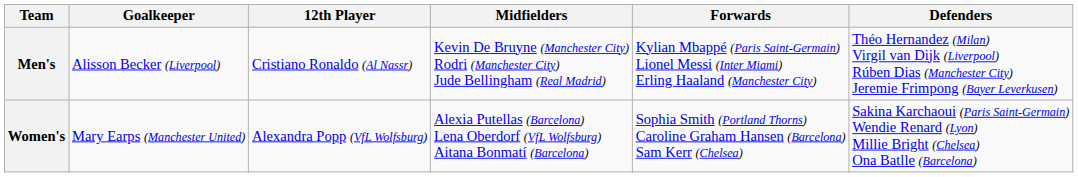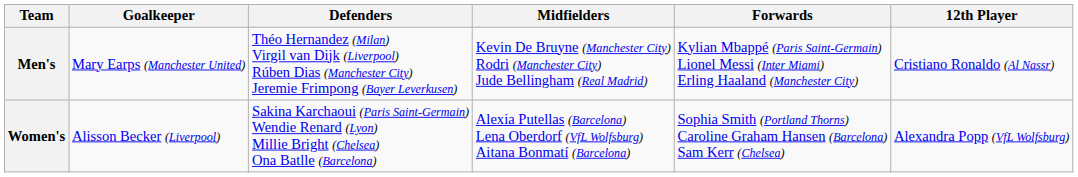columns swapped: (961, 16) <-> (340, 16)
(146, 63) Alisson Becker (Liverpool) -> (159, 63) Mary Earps (Manchester United)
(159, 135) Mary Earps (Manchester United) -> (146, 135) Alisson Becker (Liverpool)
